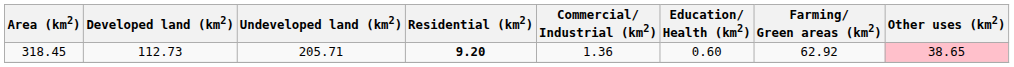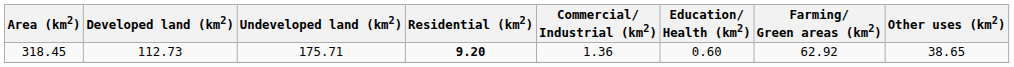(321, 52) 205.71 -> (321, 52) 175.71
(947, 52) pink background -> (947, 52) no background
